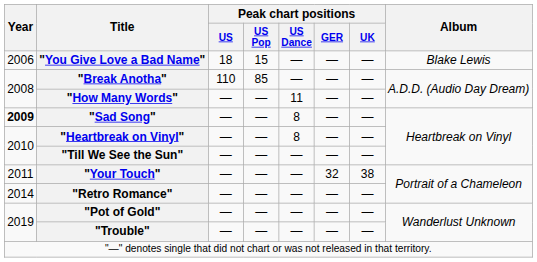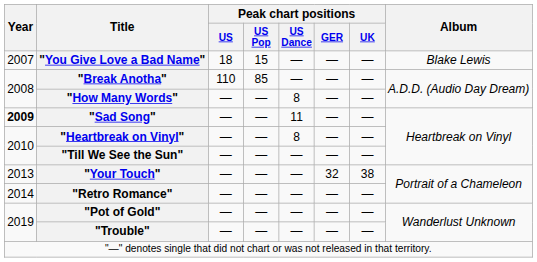(20, 60) 2006 -> (20, 60) 2007
(297, 98) 11 -> (297, 98) 8
(297, 117) 8 -> (297, 117) 11
(20, 174) 2011 -> (20, 174) 2013
